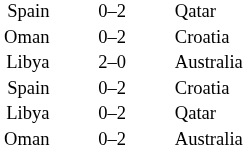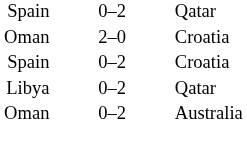(112, 36) 0–2 -> (112, 36) 2–0
- row: (28, 62)
